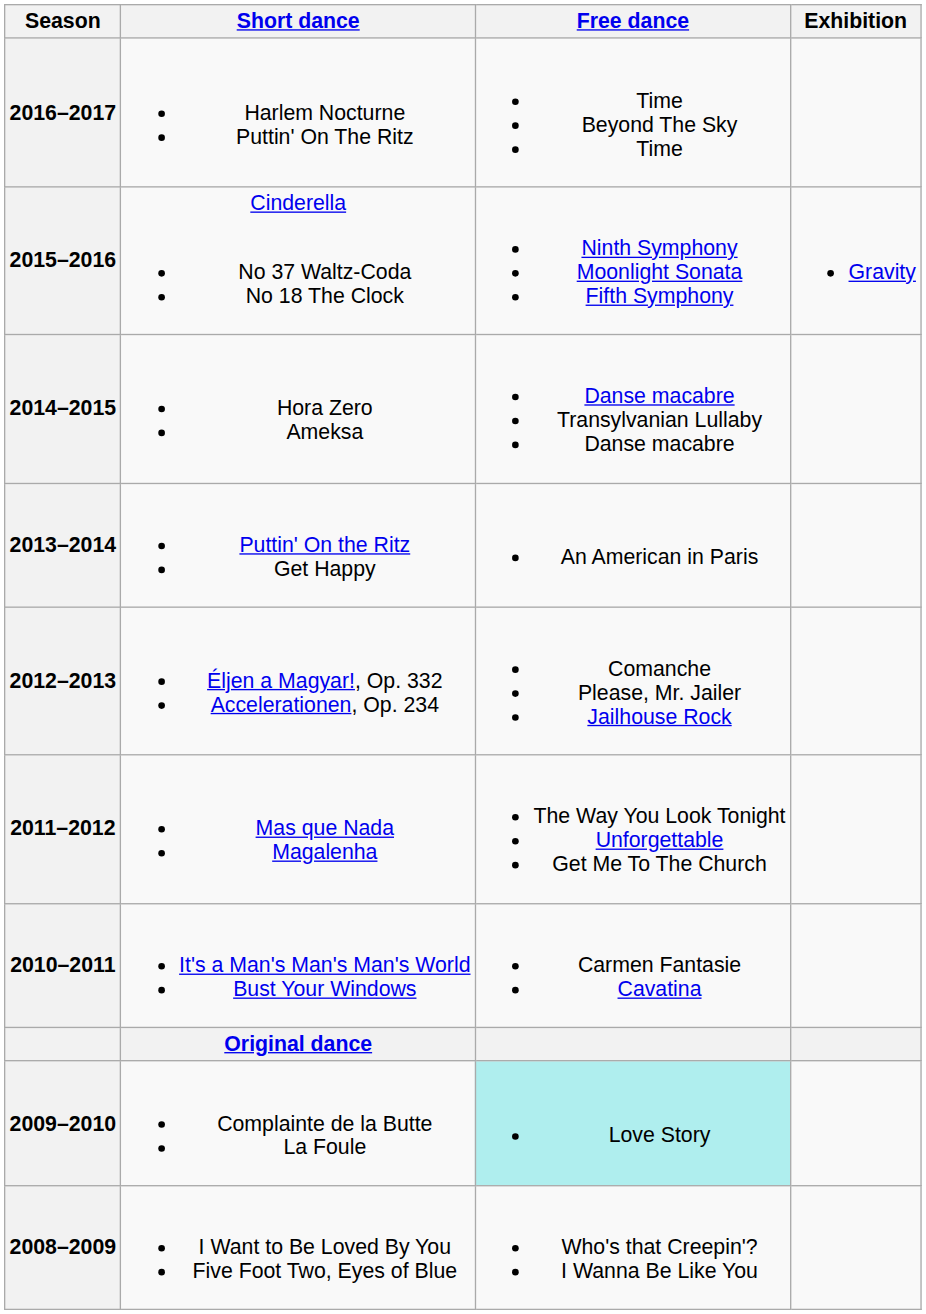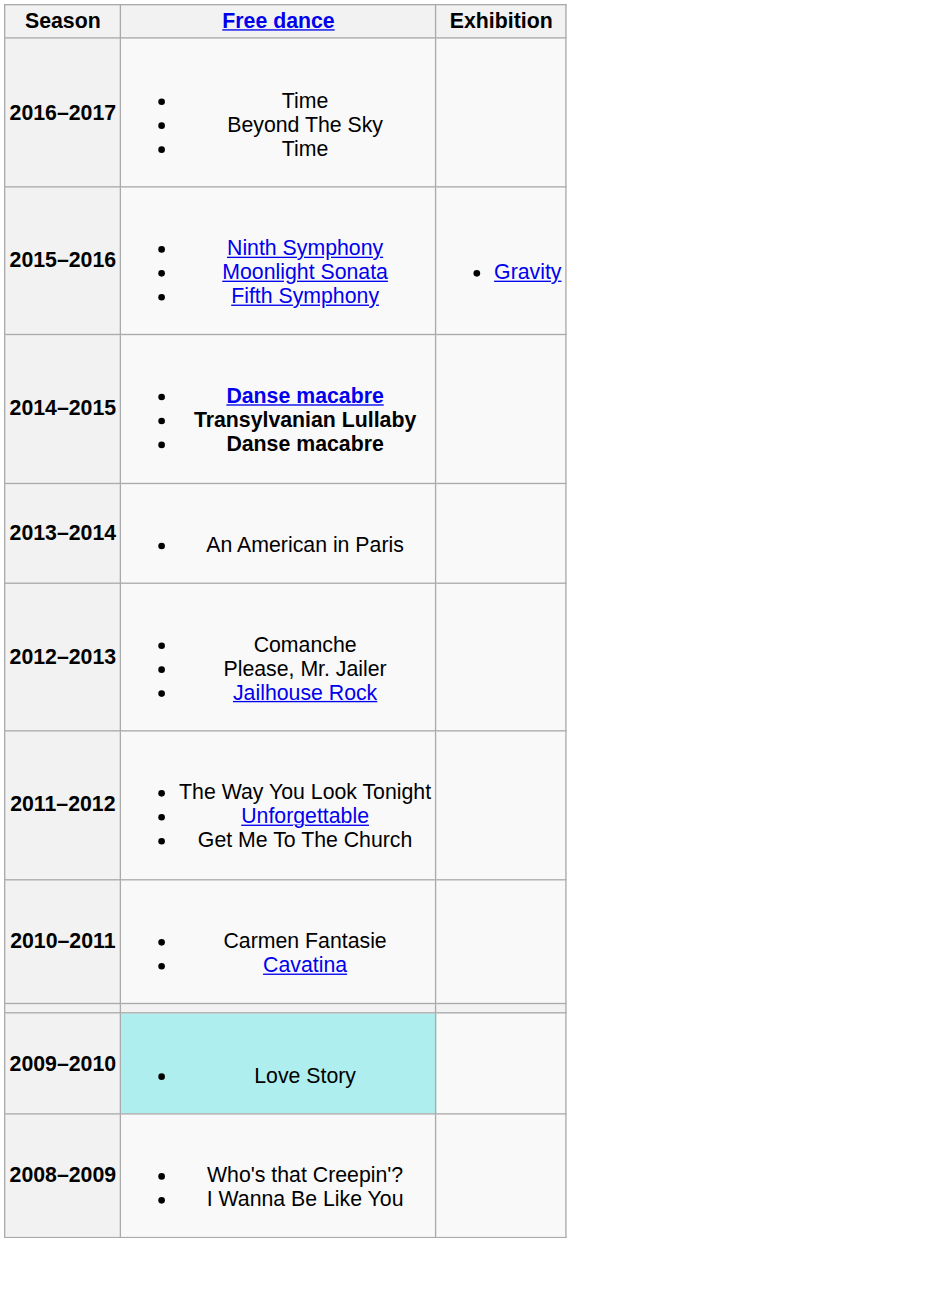- column: (298, 21)
(633, 421) normal -> (278, 421) bold
